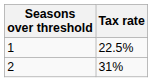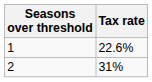(116, 47) 22.5% -> (116, 47) 22.6%
